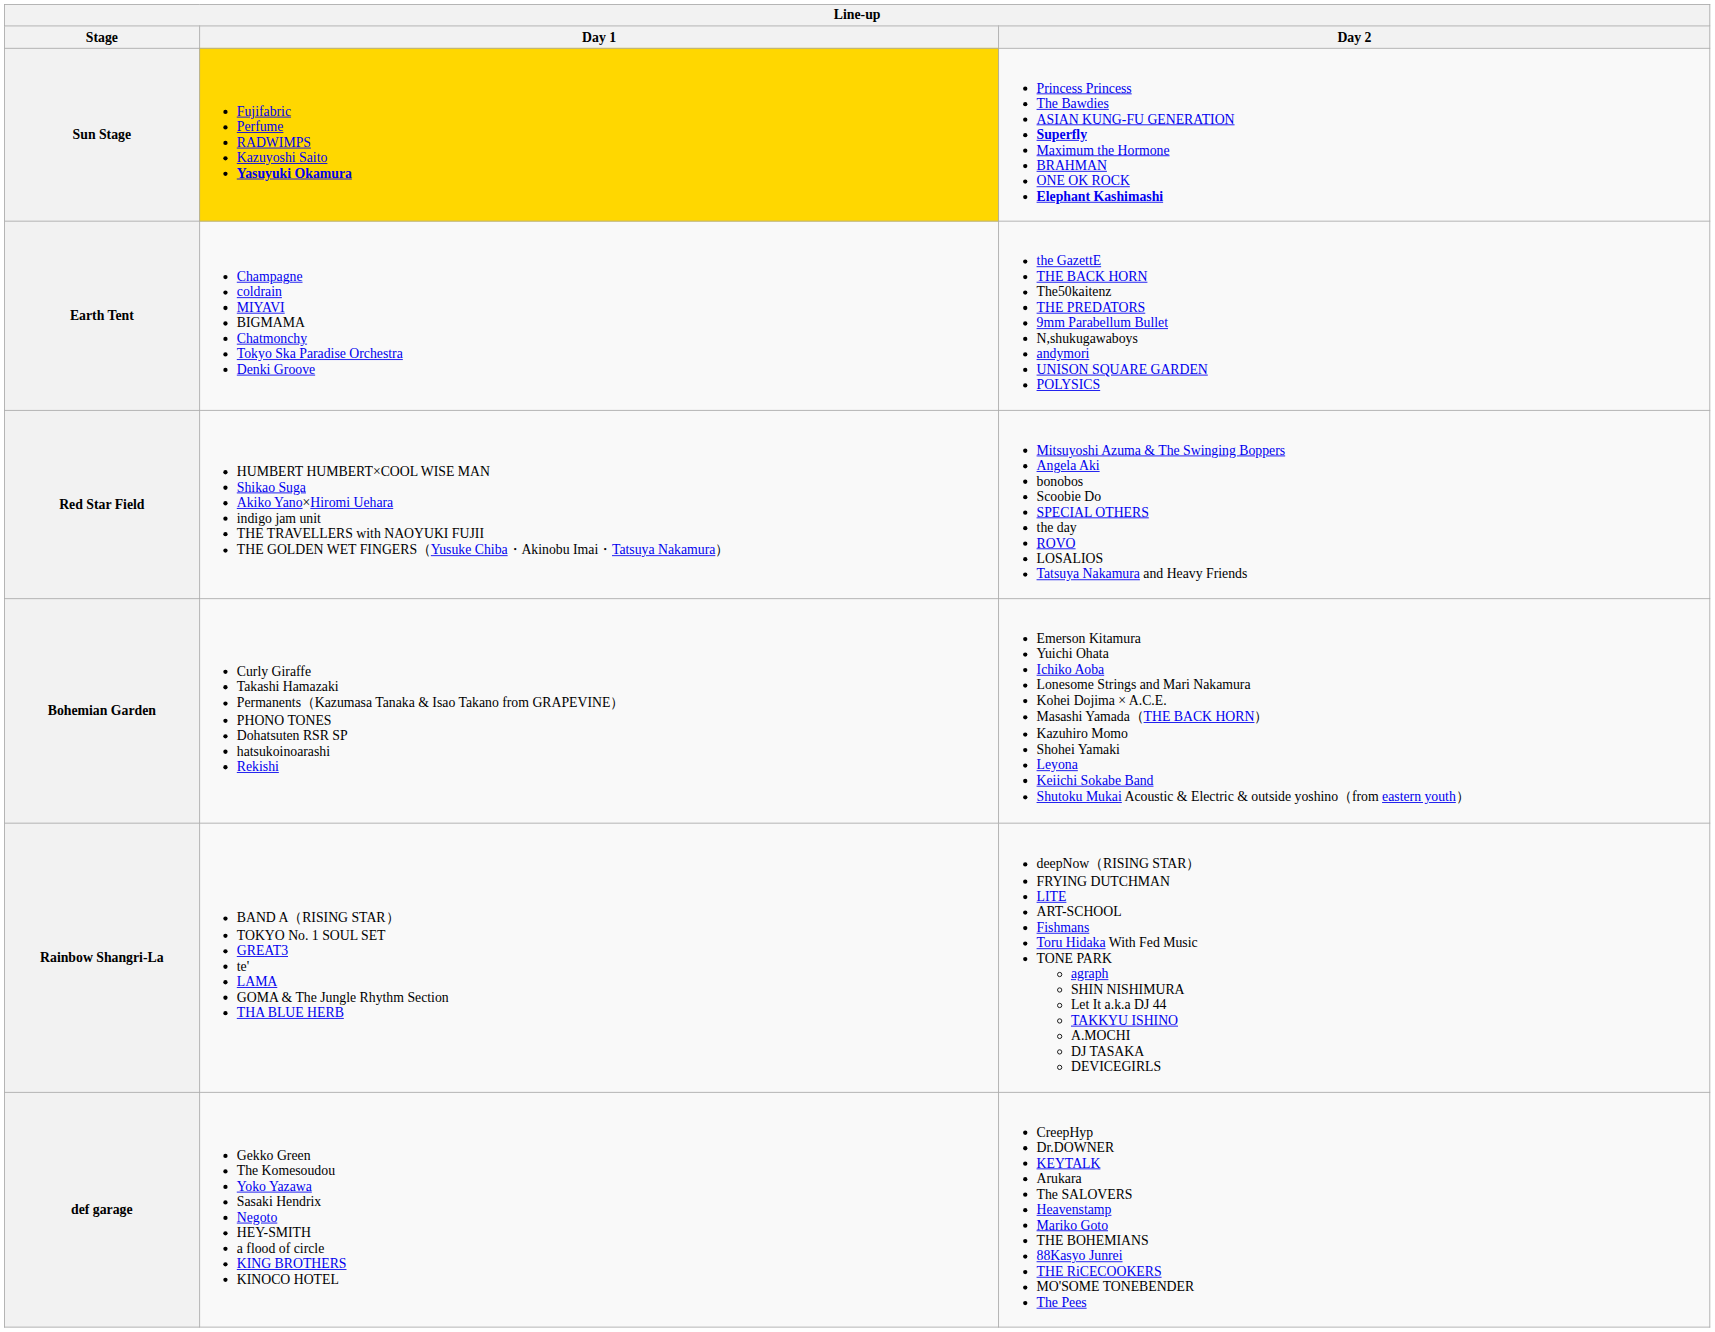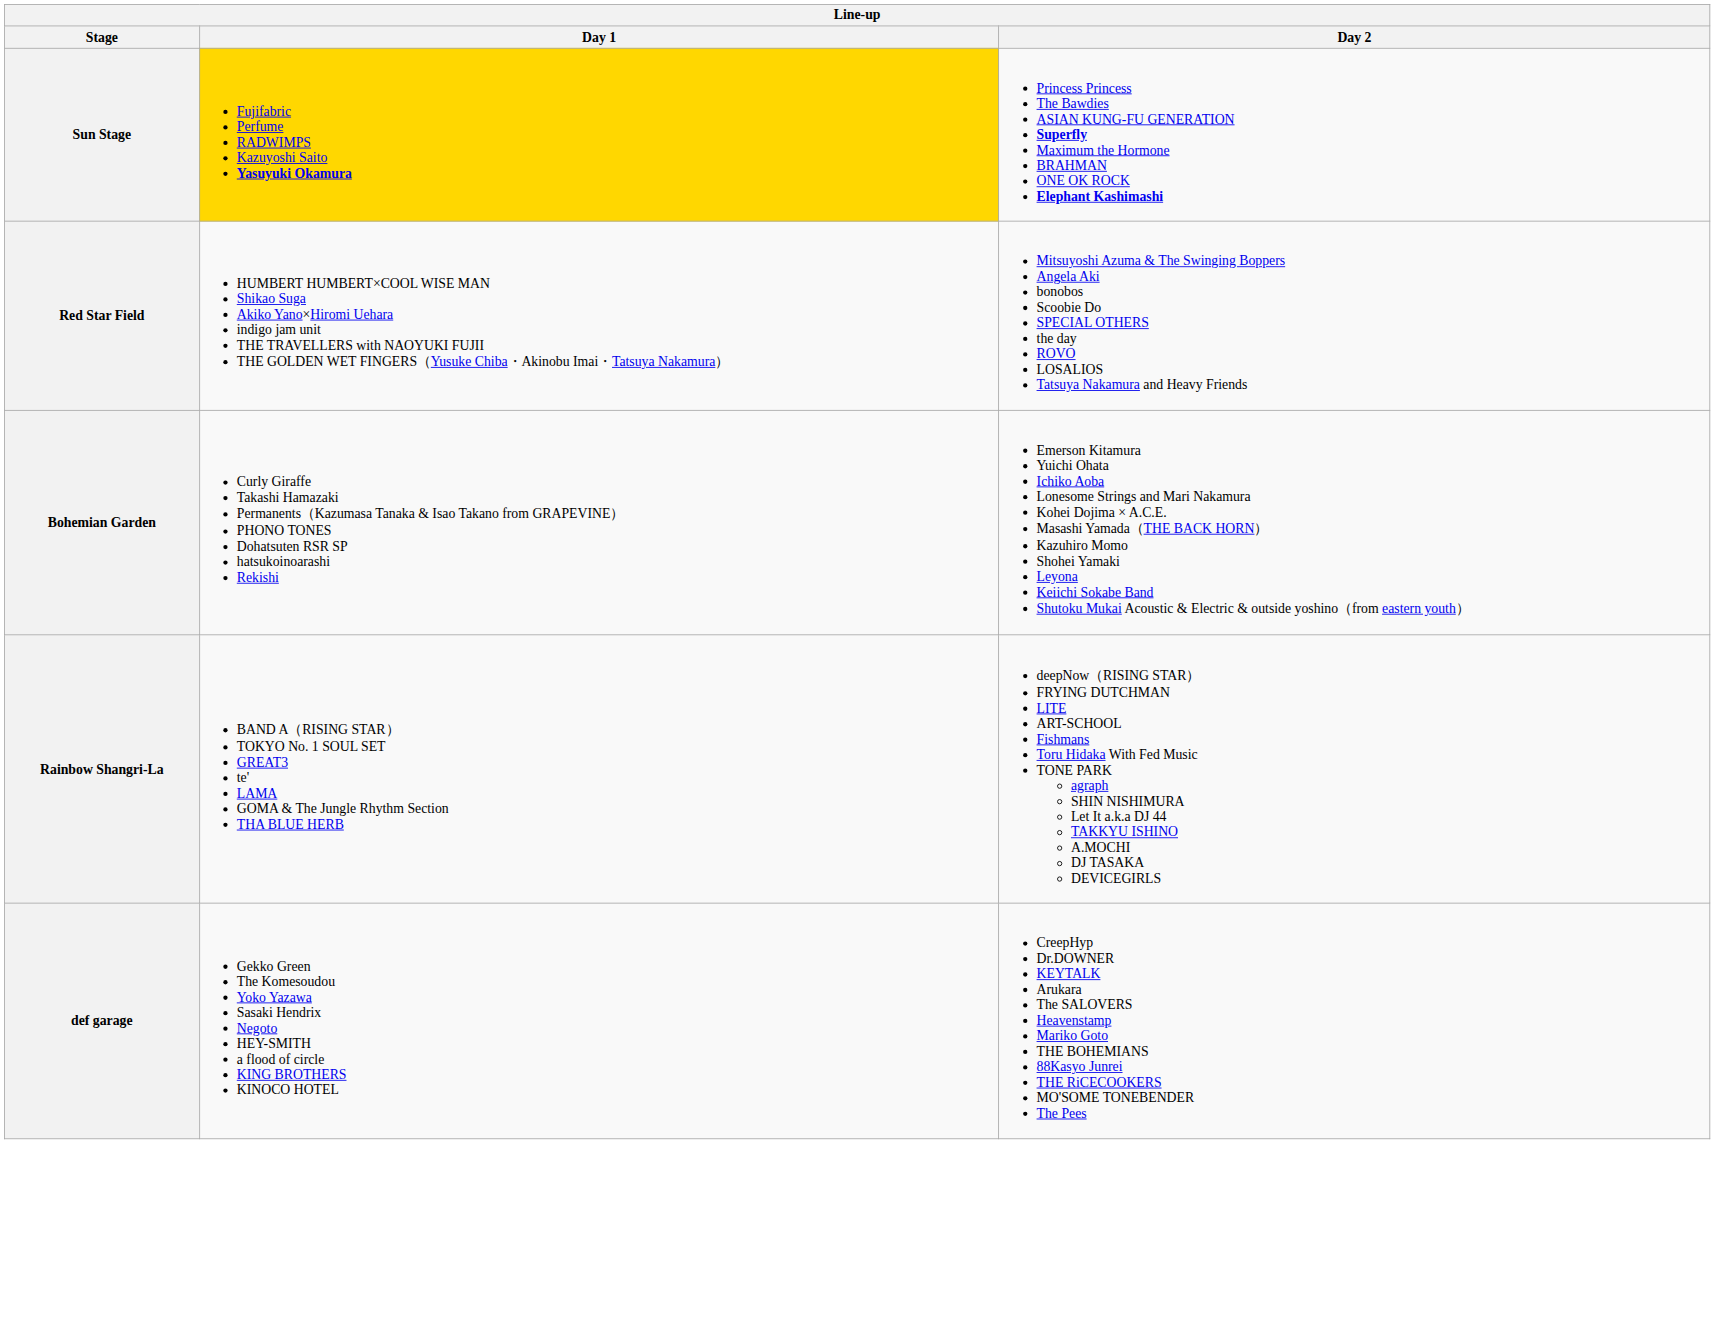- row: (102, 315)
